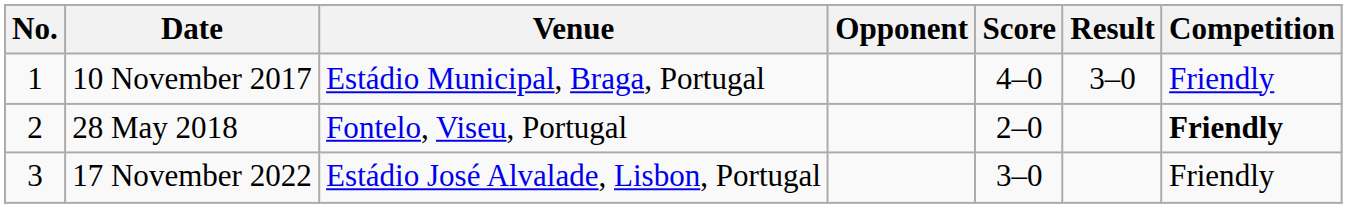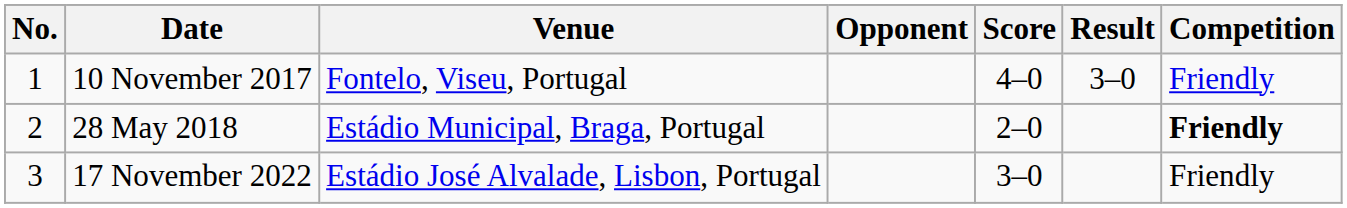(546, 78) Estádio Municipal, Braga, Portugal -> (477, 78) Fontelo, Viseu, Portugal
(477, 127) Fontelo, Viseu, Portugal -> (546, 127) Estádio Municipal, Braga, Portugal
